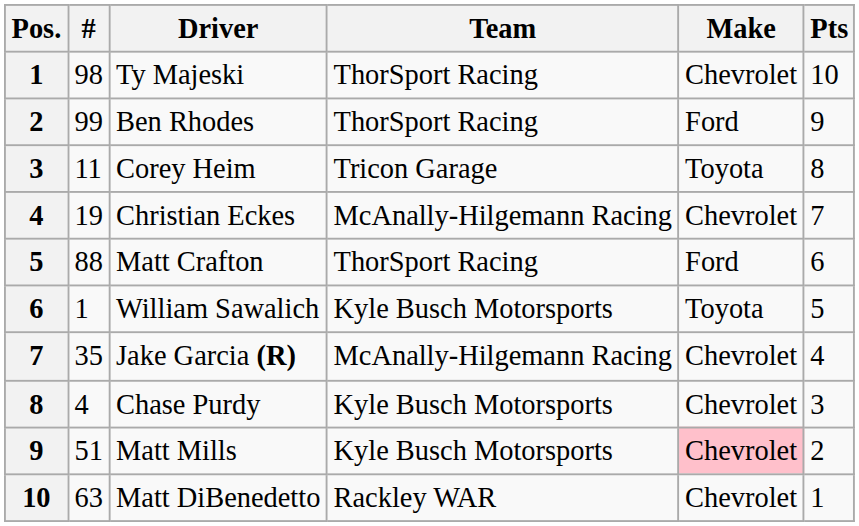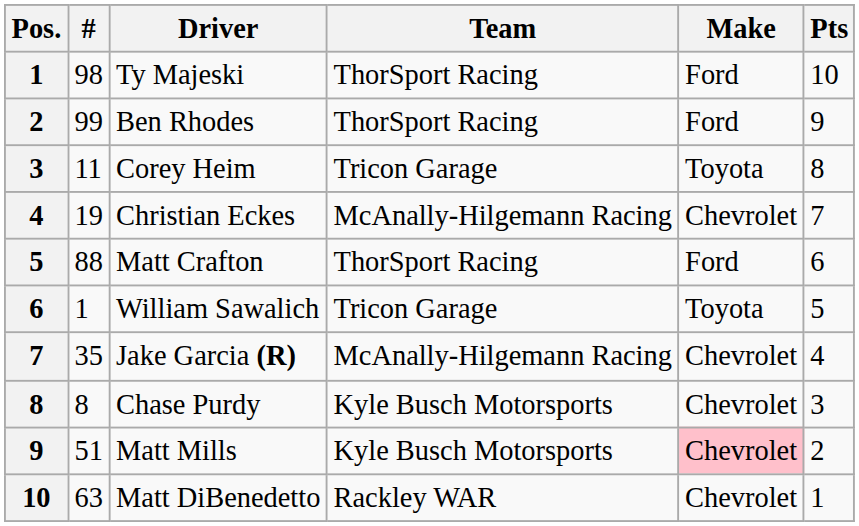(741, 74) Chevrolet -> (712, 74) Ford
(473, 309) Kyle Busch Motorsports -> (415, 309) Tricon Garage
(82, 403) 4 -> (82, 403) 8
